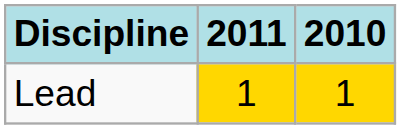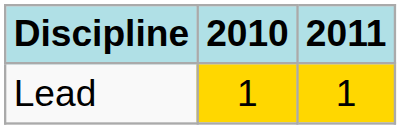columns swapped: (345, 33) <-> (246, 33)
